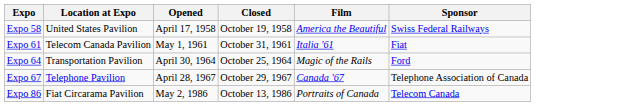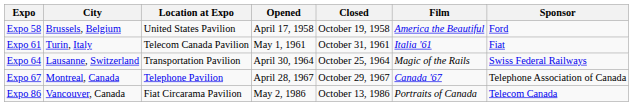+ column: (92, 12)
(440, 28) Swiss Federal Railways -> (499, 28) Ford
(401, 61) Ford -> (538, 61) Swiss Federal Railways
